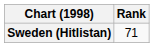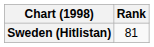(131, 33) 71 -> (131, 33) 81
